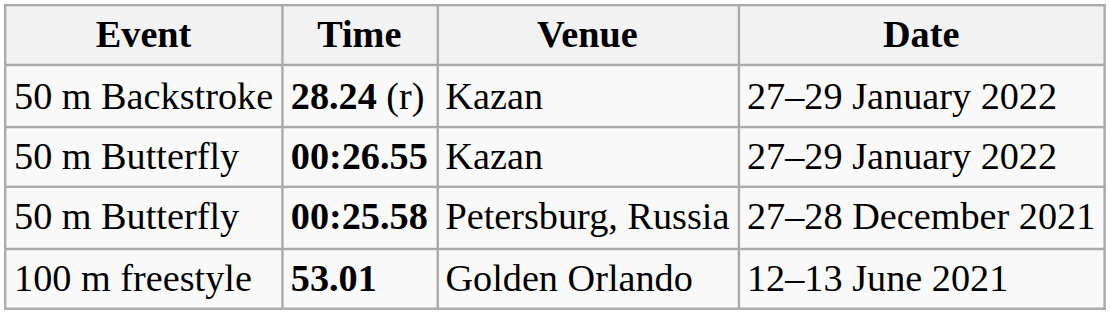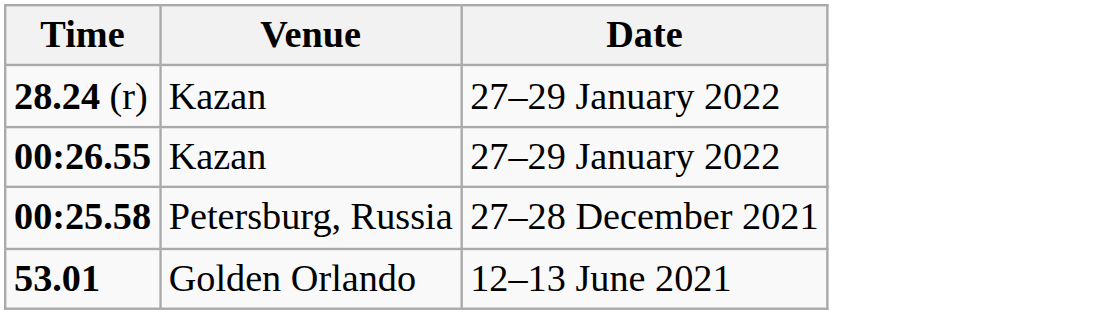- column: (144, 34)
